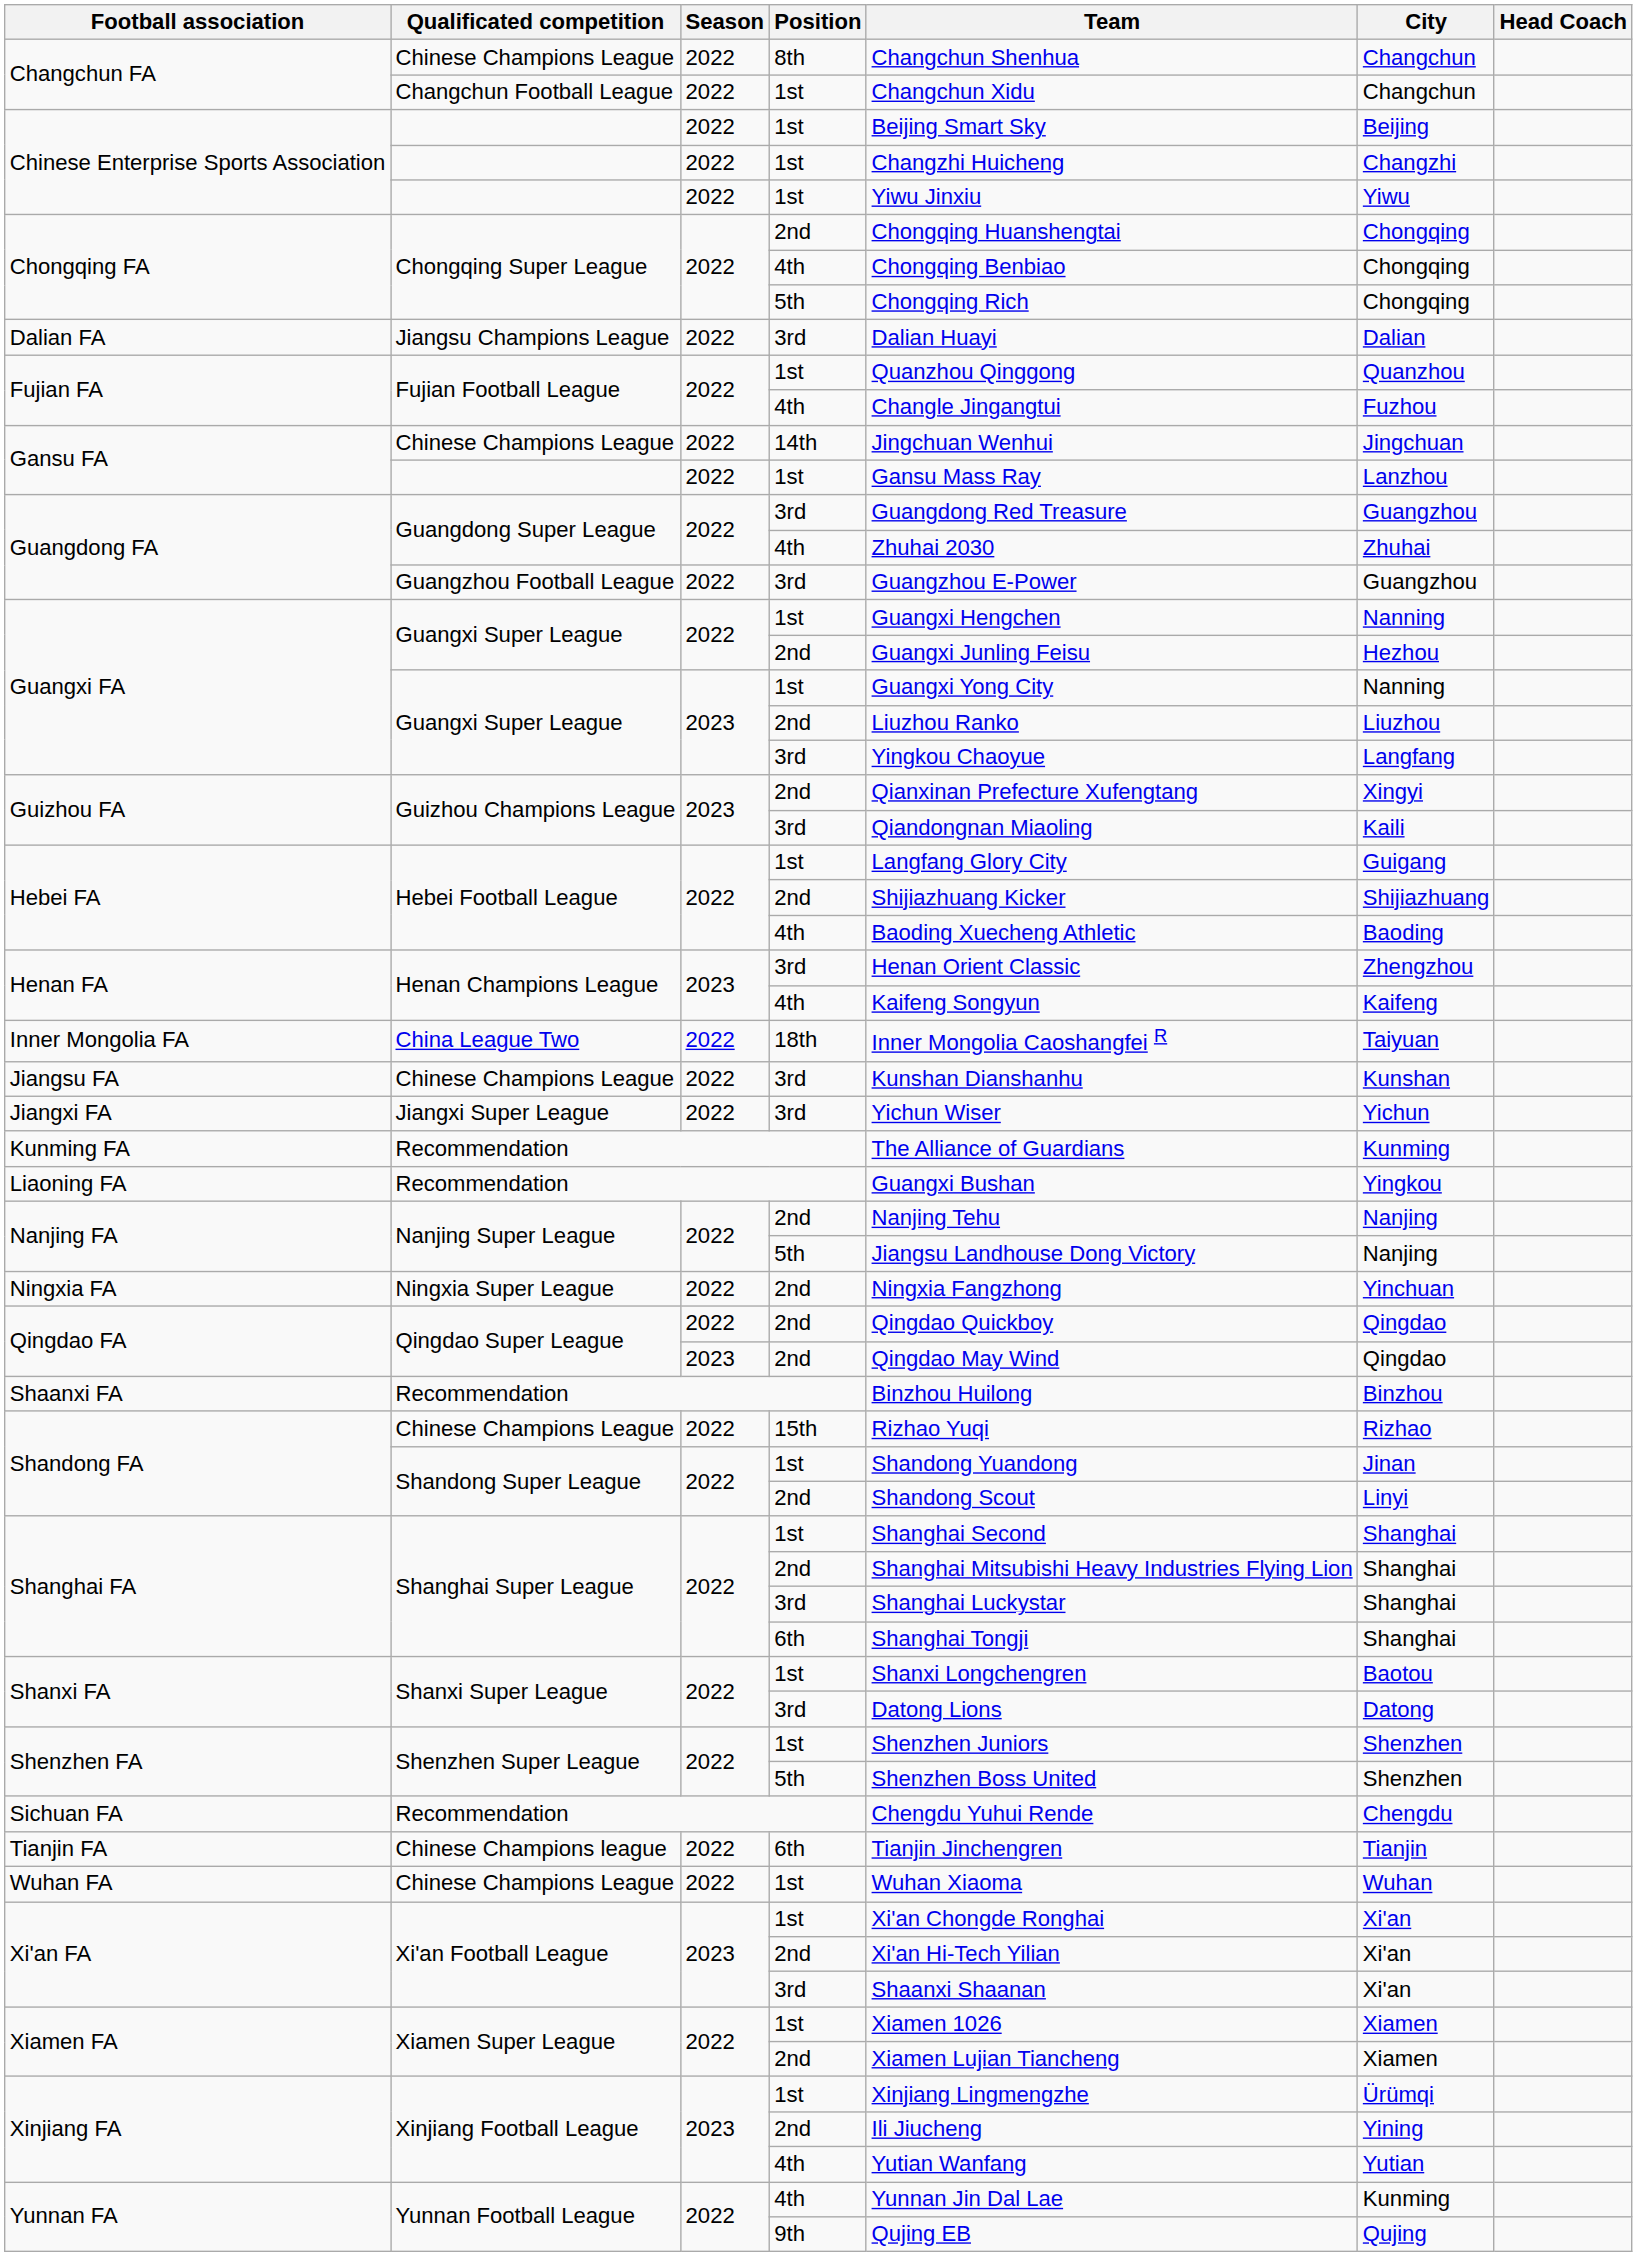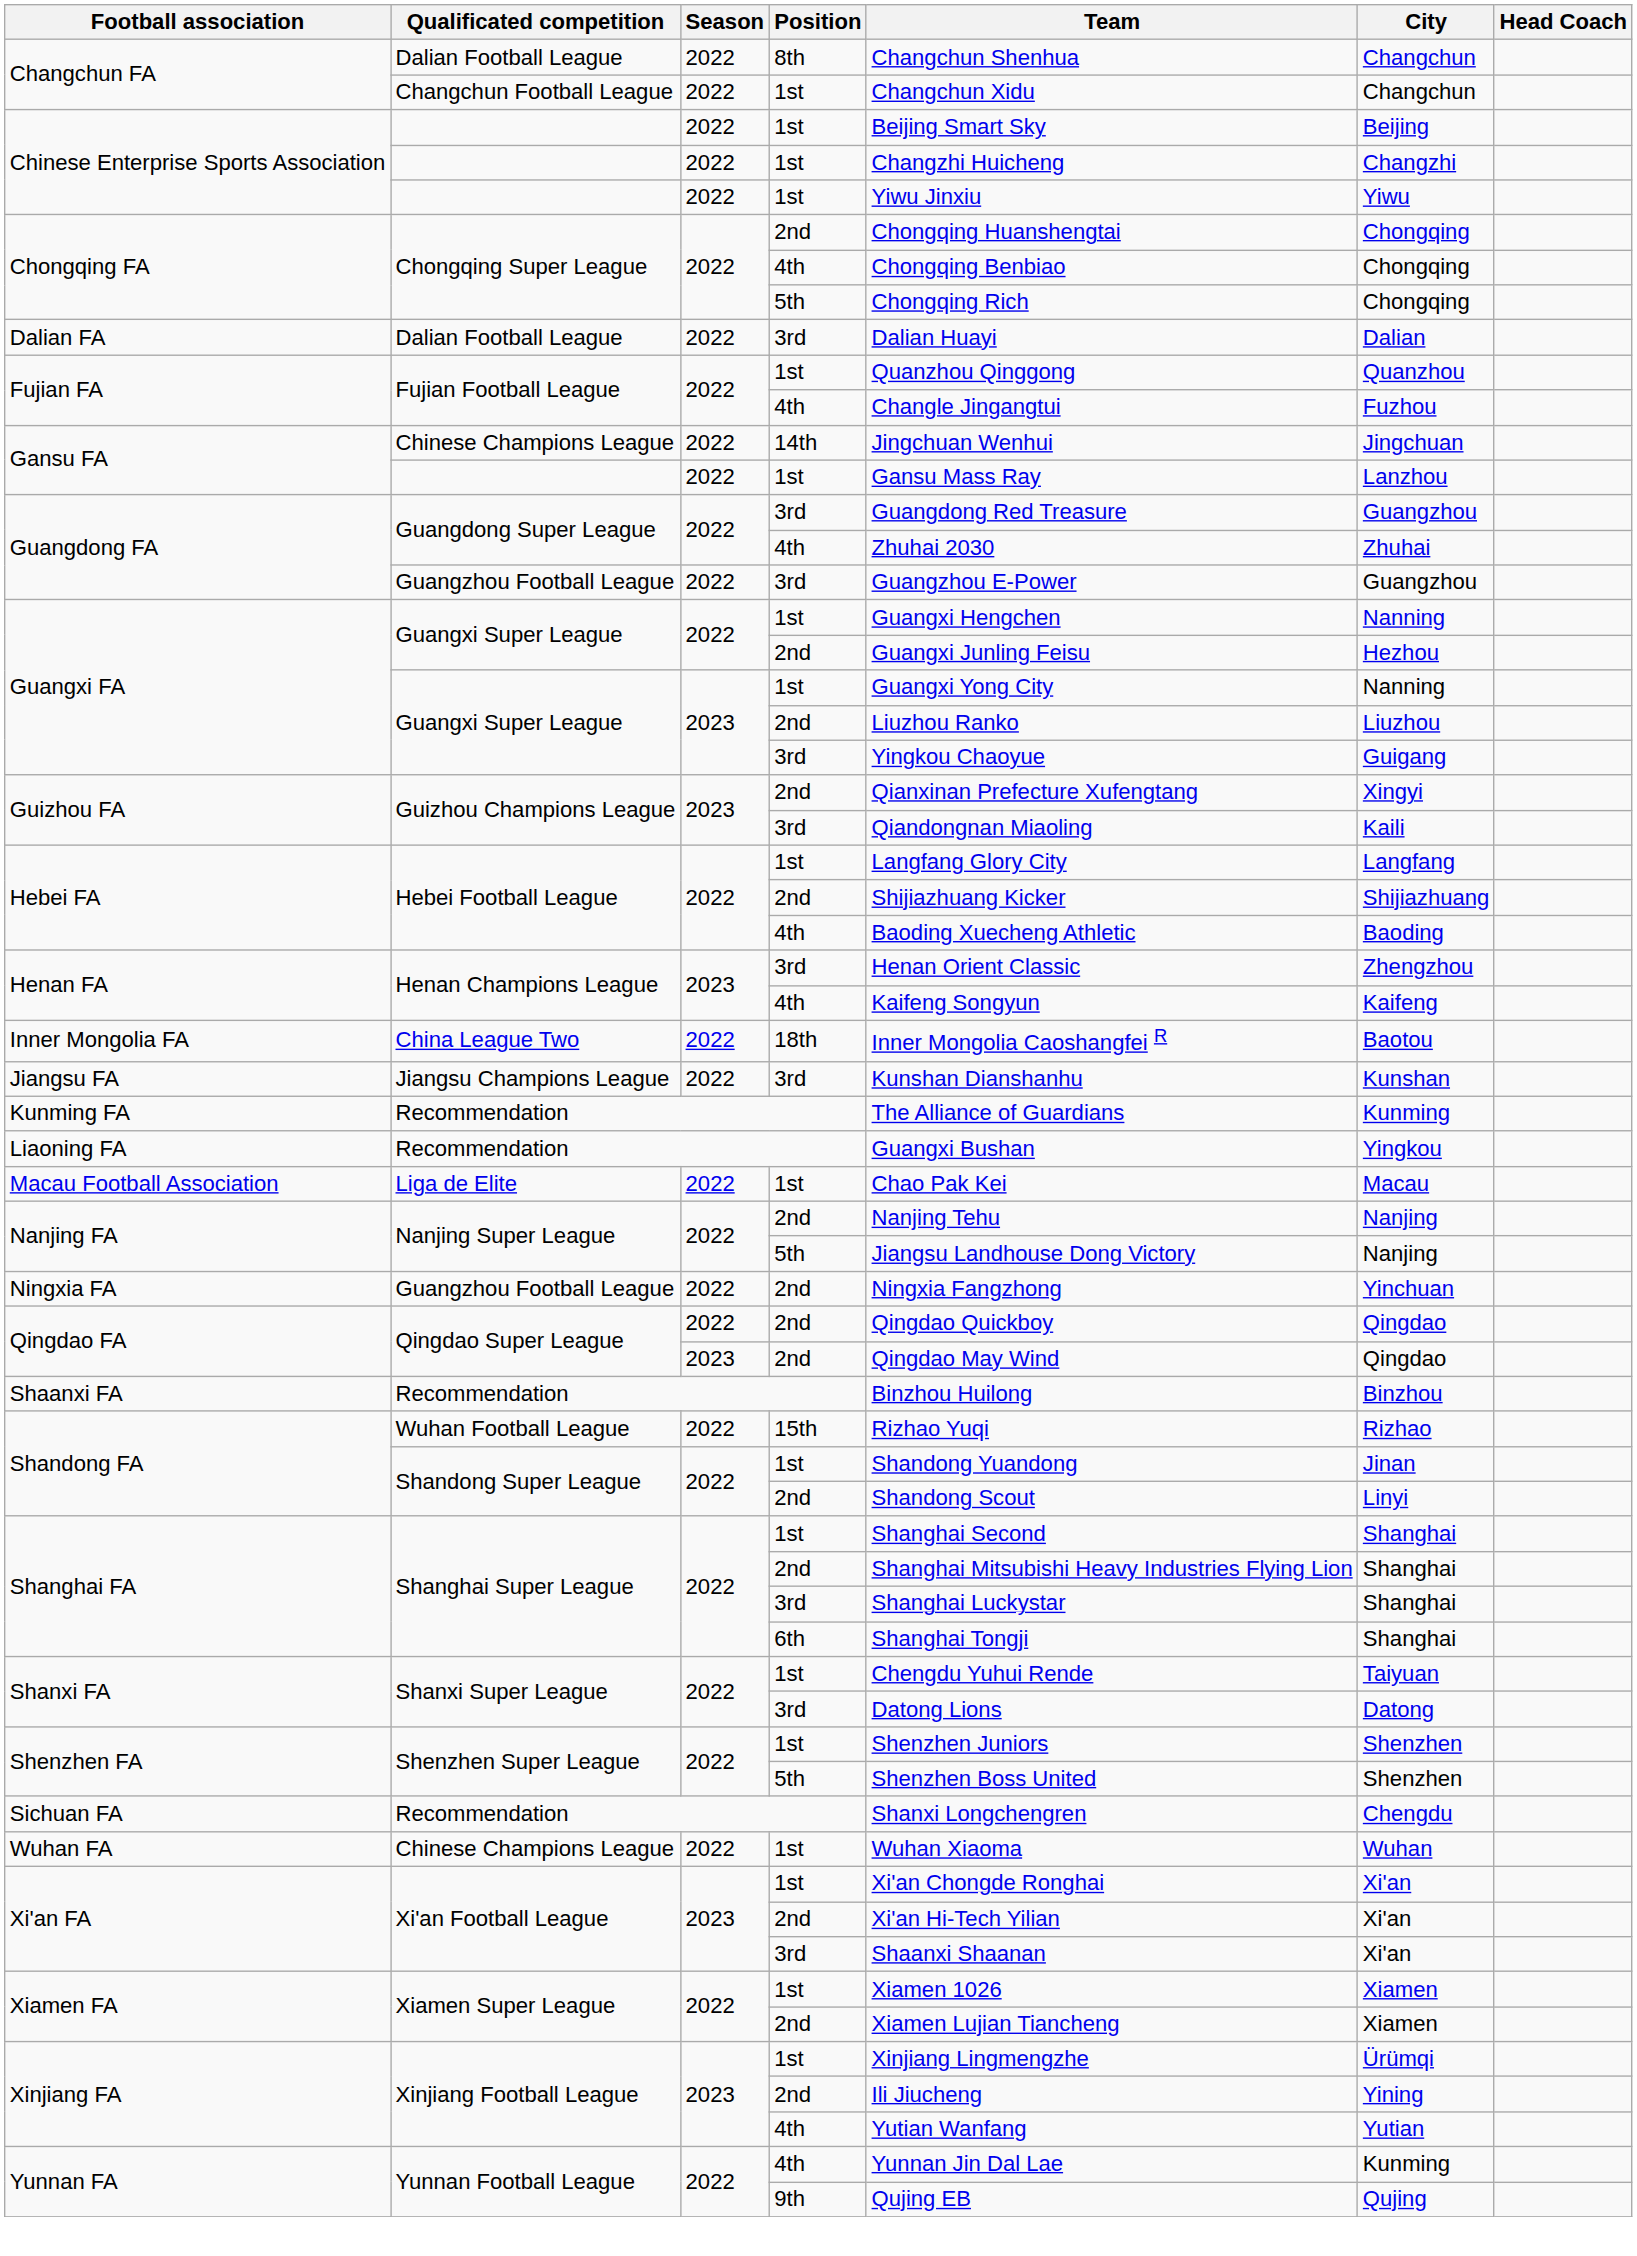(535, 57) Chinese Champions League -> (509, 57) Dalian Football League
(532, 337) Jiangsu Champions League -> (509, 337) Dalian Football League
(1409, 757) Langfang -> (1405, 757) Guigang
(1405, 862) Guigang -> (1409, 862) Langfang
(1401, 1040) Taiyuan -> (1398, 1040) Baotou
(535, 1078) Chinese Champions League -> (532, 1078) Jiangsu Champions League
- row: (61, 1113)
+ row: (144, 1183)
(505, 1288) Ningxia Super League -> (535, 1288) Guangzhou Football League
(535, 1428) Chinese Champions League -> (513, 1428) Wuhan Football League
(979, 1673) Shanxi Longchengren -> (982, 1673) Chengdu Yuhui Rende
(1398, 1673) Baotou -> (1401, 1673) Taiyuan
(982, 1813) Chengdu Yuhui Rende -> (979, 1813) Shanxi Longchengren
- row: (58, 1848)
